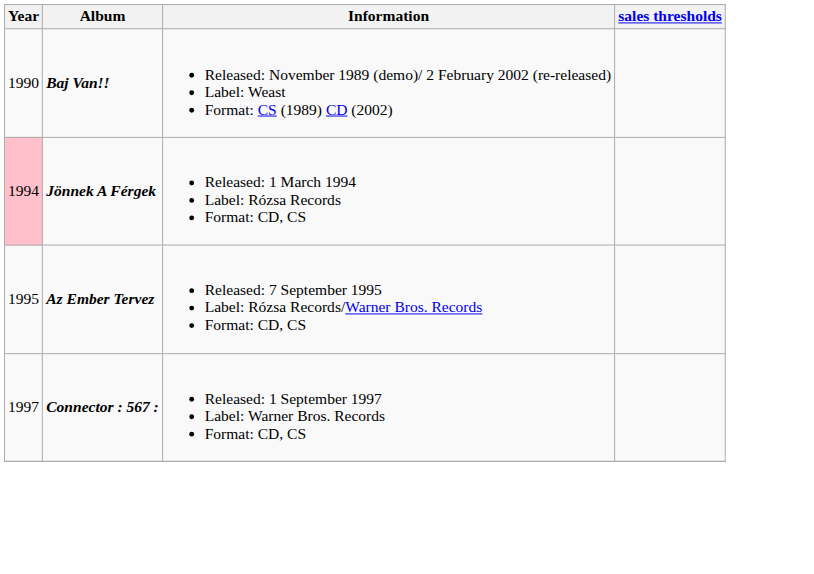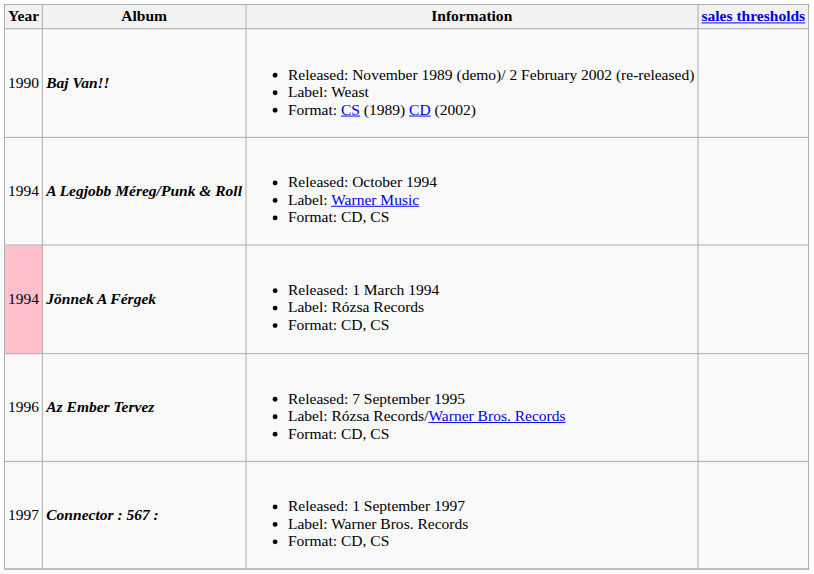+ row: (144, 191)
(24, 299) 1995 -> (24, 407) 1996
